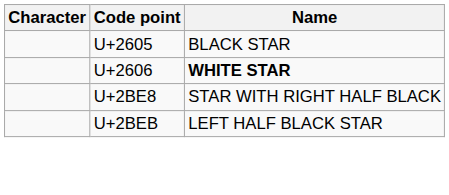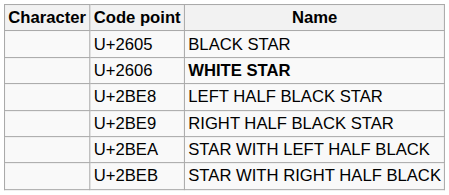(315, 96) STAR WITH RIGHT HALF BLACK -> (286, 96) LEFT HALF BLACK STAR
+ row: (125, 123)
+ row: (126, 149)
(286, 123) LEFT HALF BLACK STAR -> (315, 176) STAR WITH RIGHT HALF BLACK
